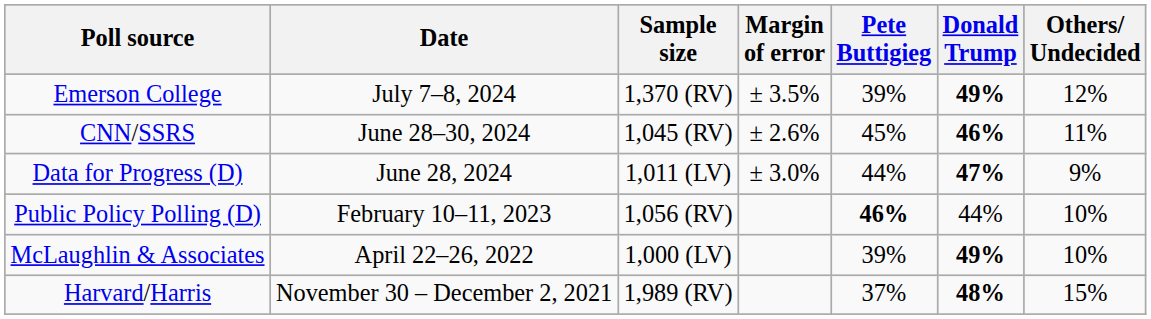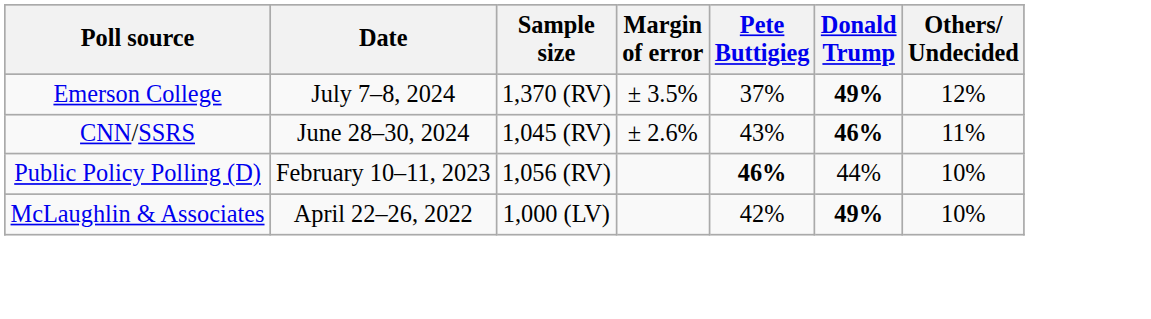(884, 93) 39% -> (762, 93) 37%
(884, 133) 45% -> (762, 133) 43%
- row: (138, 174)
(884, 254) 39% -> (762, 214) 42%
- row: (138, 294)
